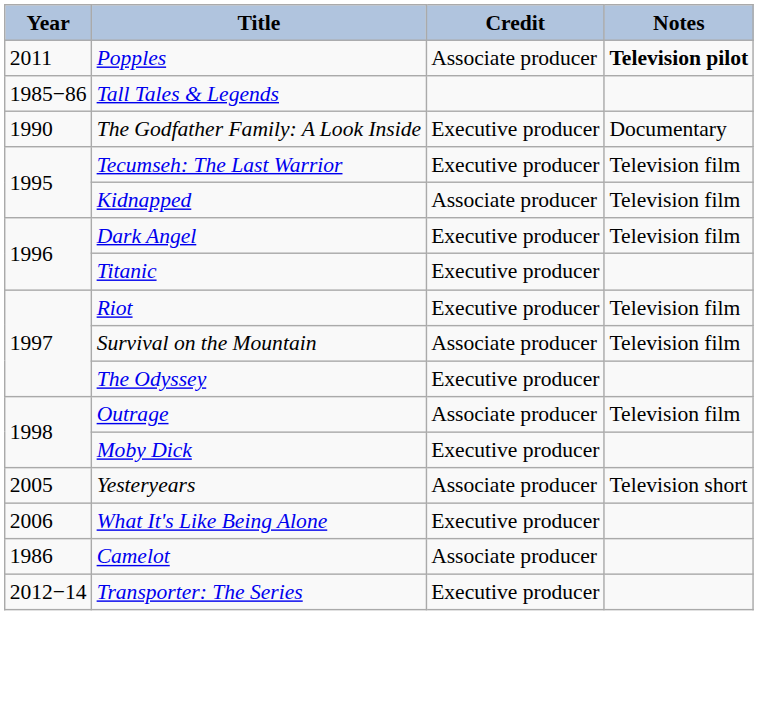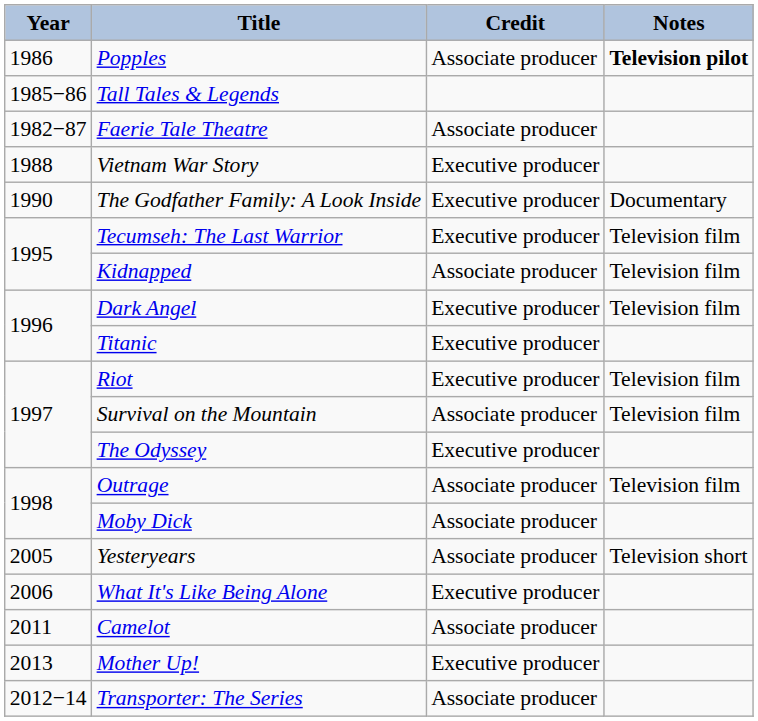(31, 58) 2011 -> (31, 58) 1986
+ row: (182, 129)
+ row: (178, 164)
(515, 449) Executive producer -> (514, 520) Associate producer
(31, 556) 1986 -> (31, 627) 2011
+ row: (148, 663)
(515, 591) Executive producer -> (514, 698) Associate producer
